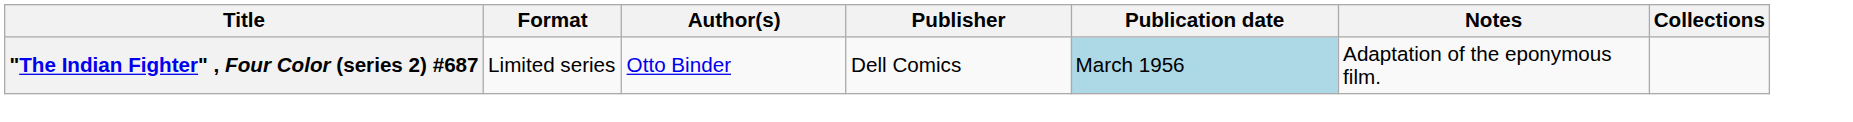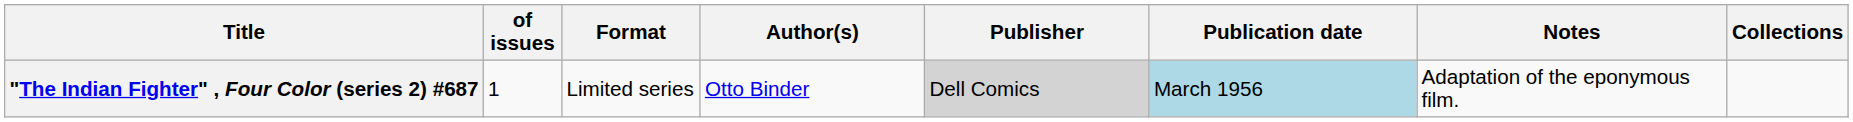+ column: (522, 32)
(906, 65) no background -> (984, 88) lightgrey background
